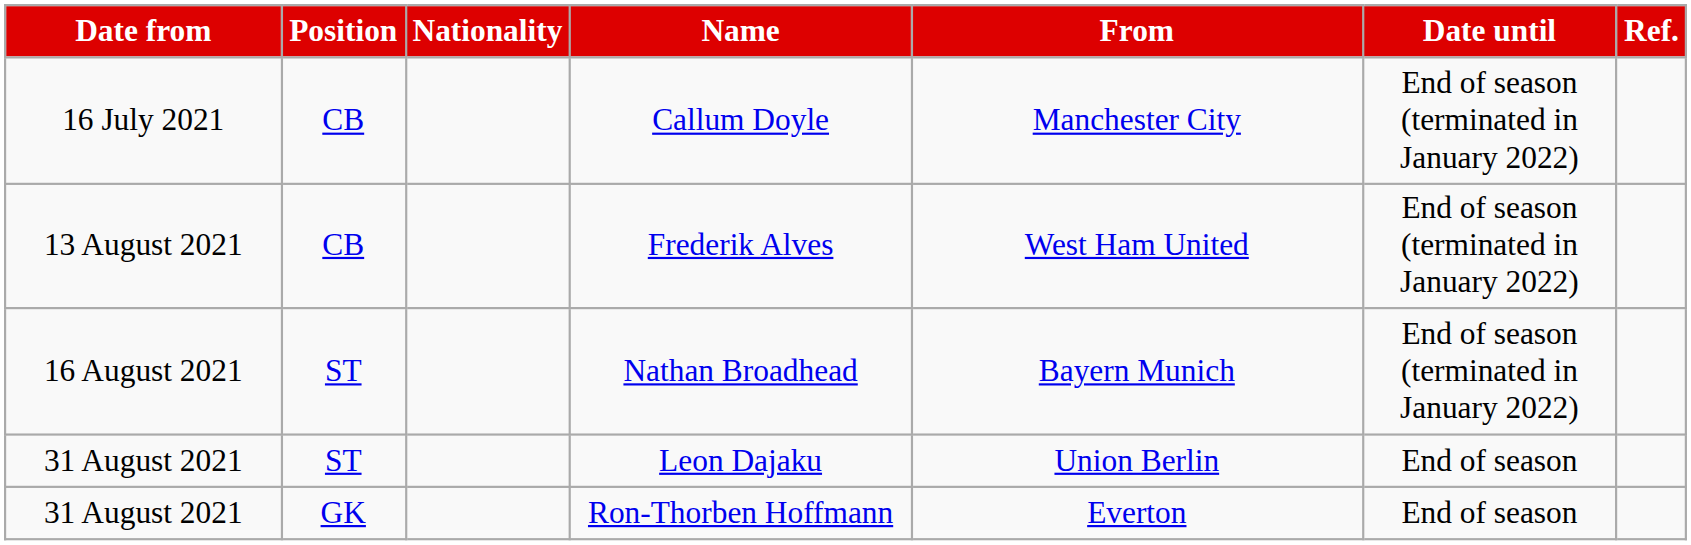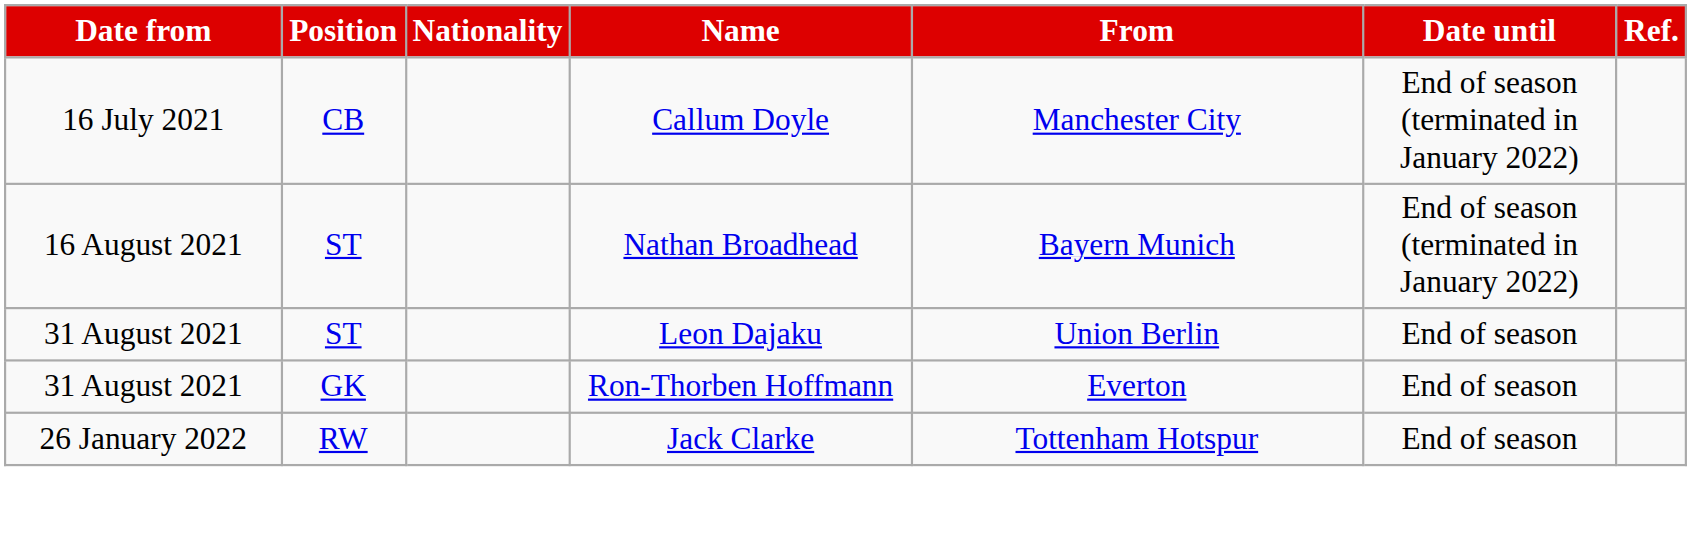- row: (741, 245)
+ row: (741, 437)
